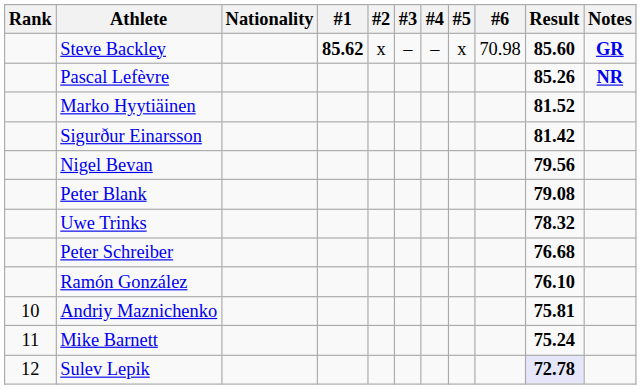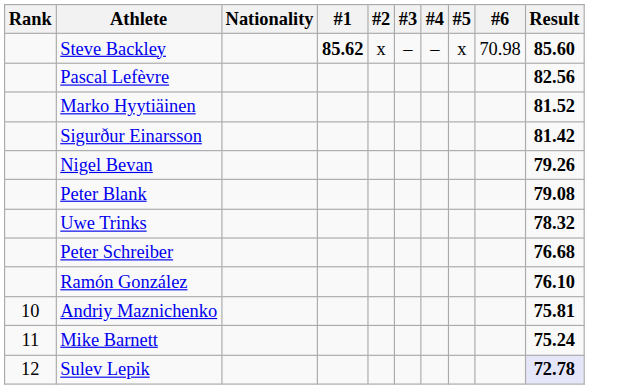- column: (610, 19)
(554, 77) 85.26 -> (554, 77) 82.56
(554, 164) 79.56 -> (554, 164) 79.26
